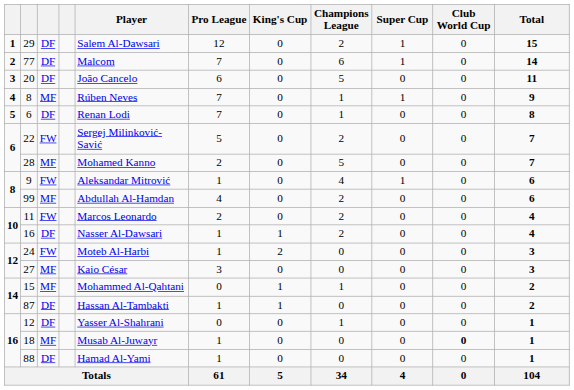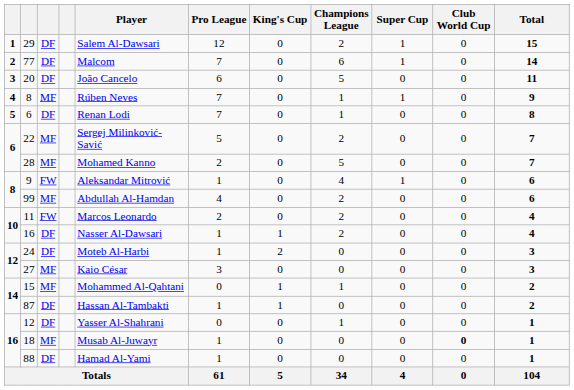(48, 138) FW -> (48, 138) MF
(48, 251) FW -> (48, 251) DF
